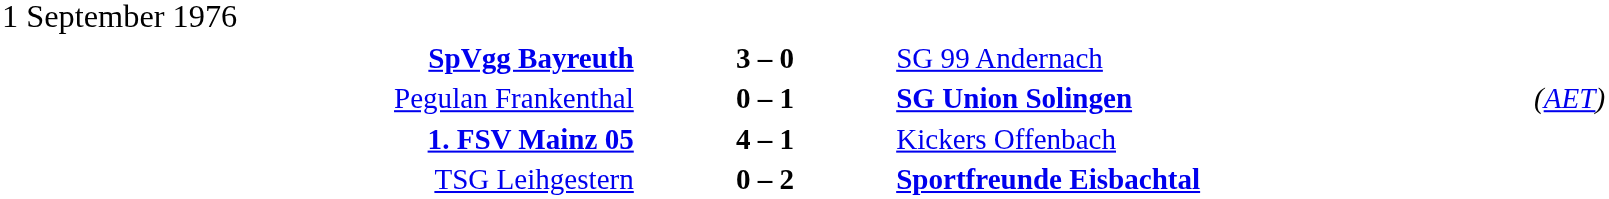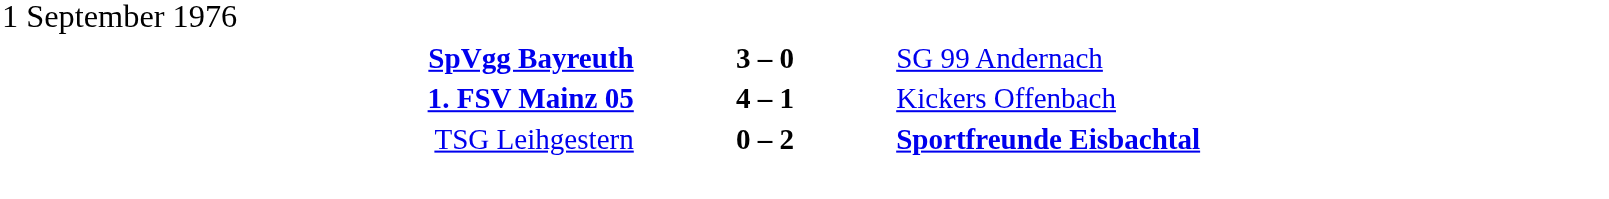- row: (514, 98)
